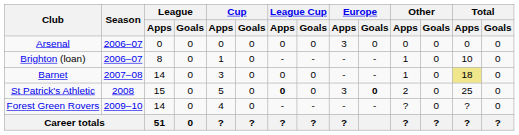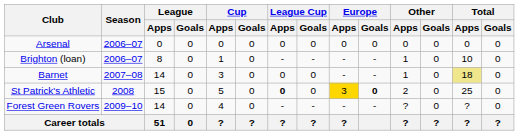(344, 43) 3 -> (344, 43) 0
(344, 91) no background -> (344, 91) gold background
